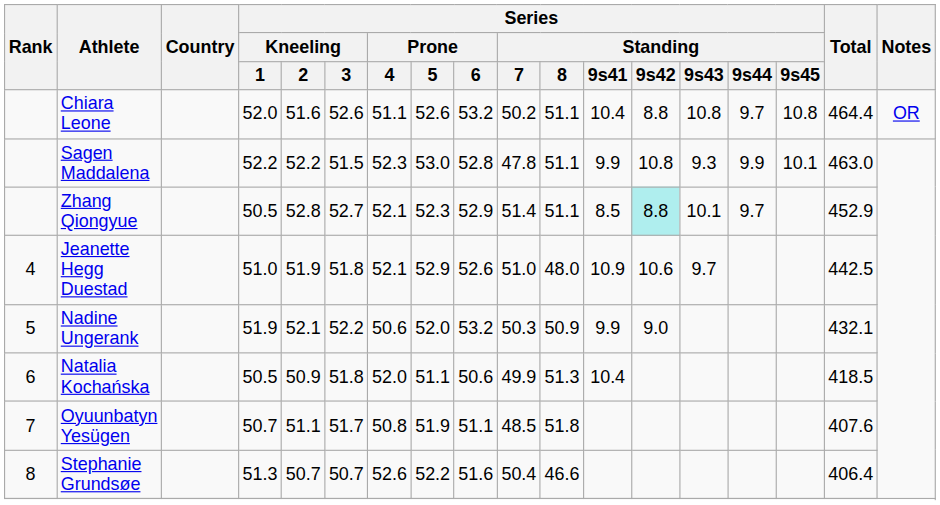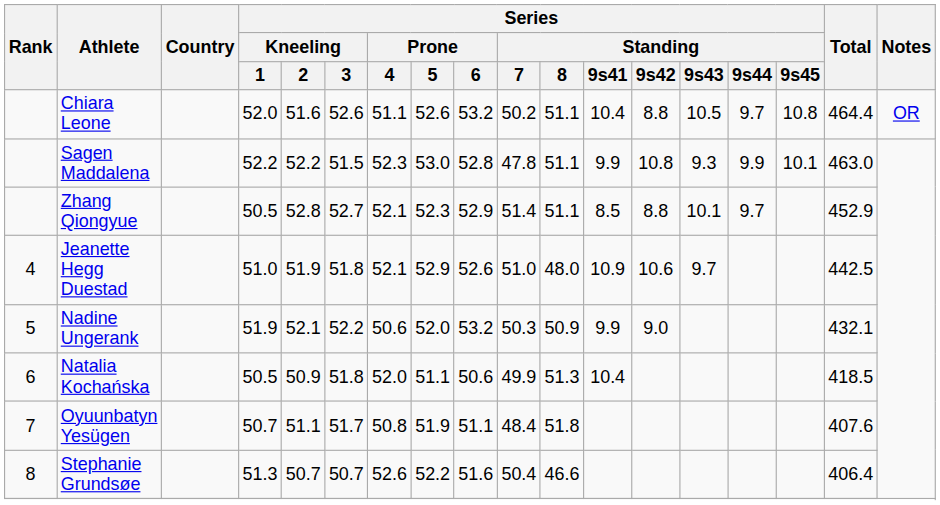(704, 114) 10.8 -> (704, 114) 10.5
(656, 211) paleturquoise background -> (656, 211) no background
(519, 425) 48.5 -> (519, 425) 48.4
